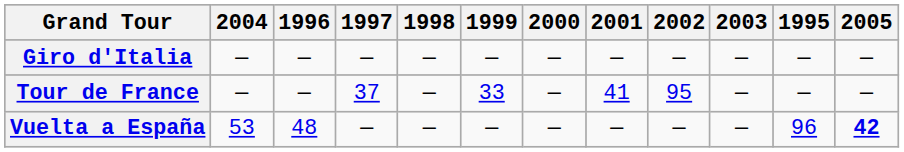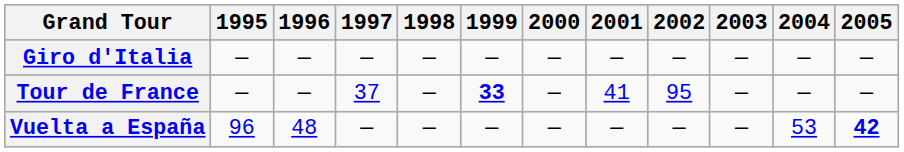columns swapped: (804, 23) <-> (242, 23)
(492, 93) normal -> (492, 93) bold
